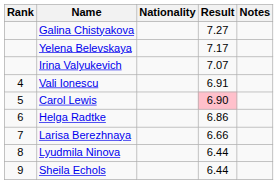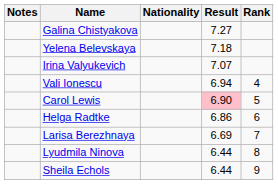columns swapped: (20, 13) <-> (255, 13)
(218, 48) 7.17 -> (221, 48) 7.18
(218, 83) 6.91 -> (221, 83) 6.94
(218, 135) 6.66 -> (221, 135) 6.69
